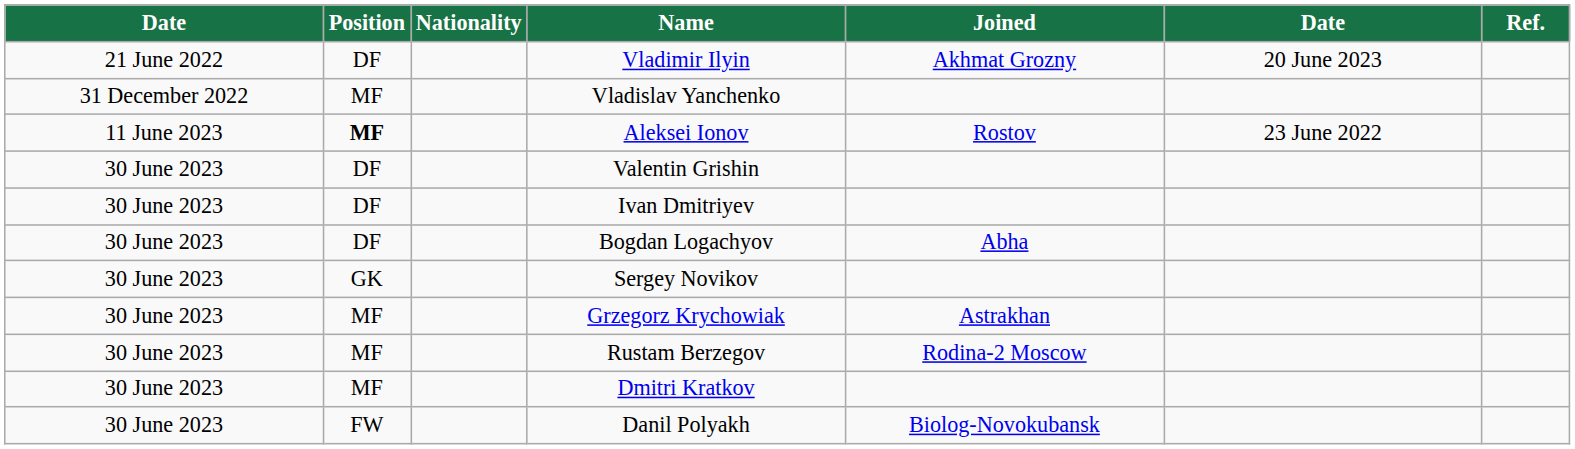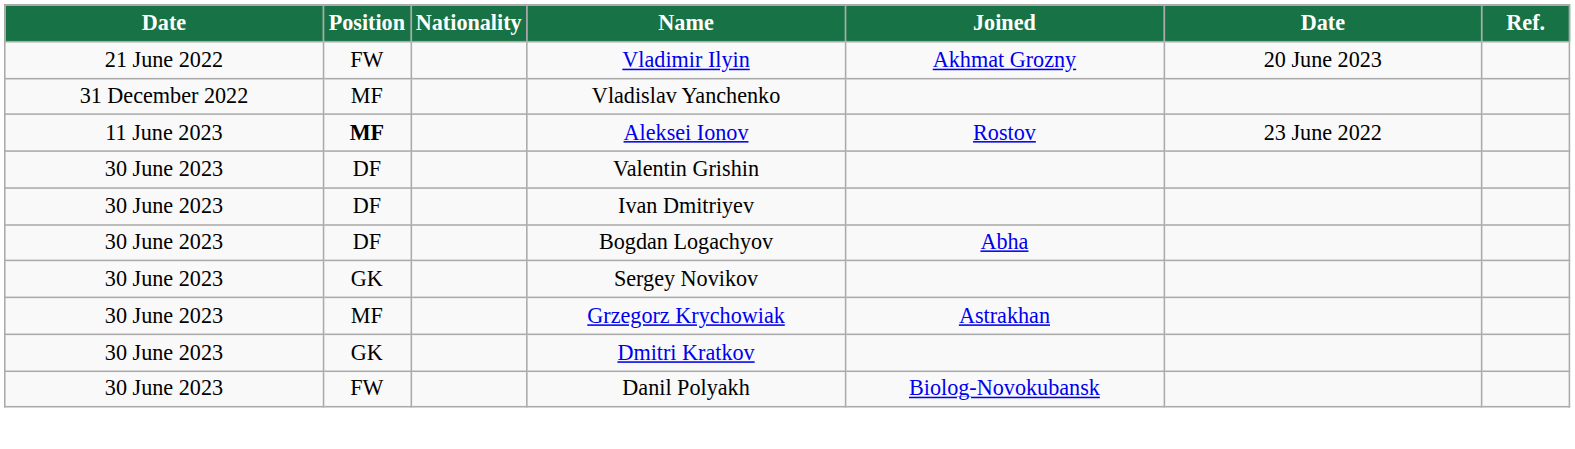(367, 59) DF -> (367, 59) FW
- row: (686, 352)
(367, 388) MF -> (367, 352) GK
